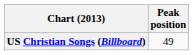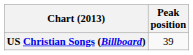(168, 41) 49 -> (168, 41) 39
